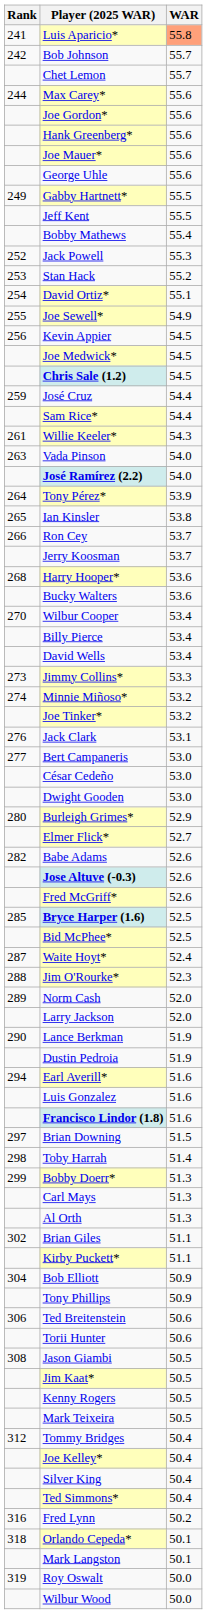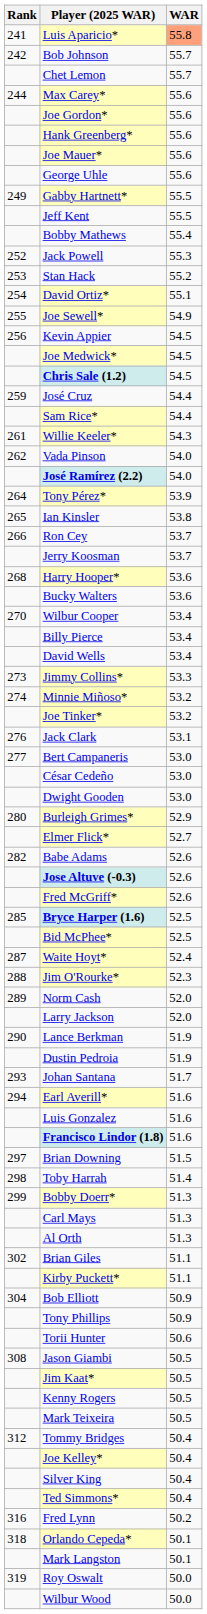(17, 456) 263 -> (17, 456) 262
+ row: (79, 1077)
- row: (84, 1318)
